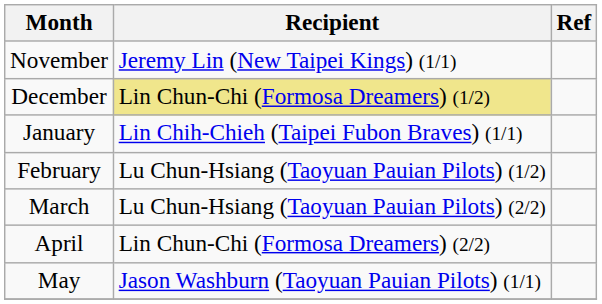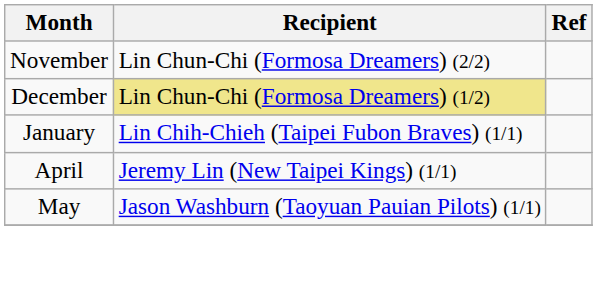(288, 59) Jeremy Lin (New Taipei Kings) (1/1) -> (304, 59) Lin Chun-Chi (Formosa Dreamers) (2/2)
- row: (59, 170)
- row: (59, 206)
(304, 243) Lin Chun-Chi (Formosa Dreamers) (2/2) -> (288, 170) Jeremy Lin (New Taipei Kings) (1/1)
